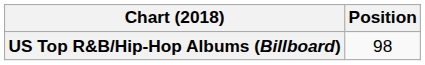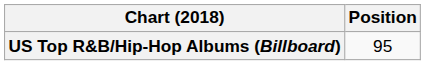(383, 45) 98 -> (383, 45) 95
